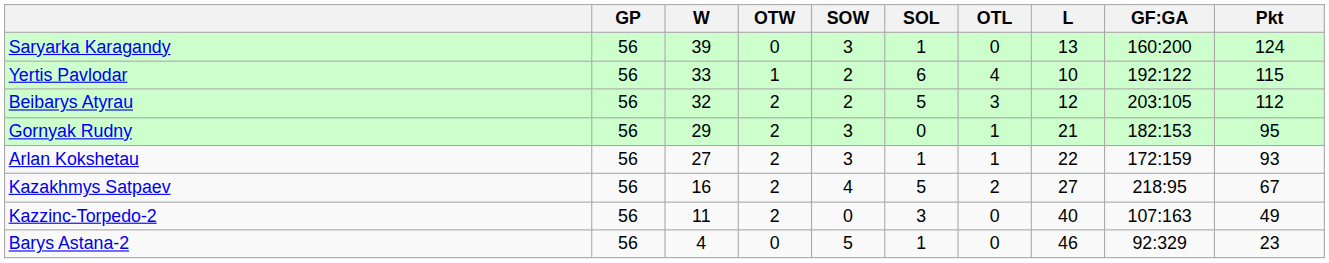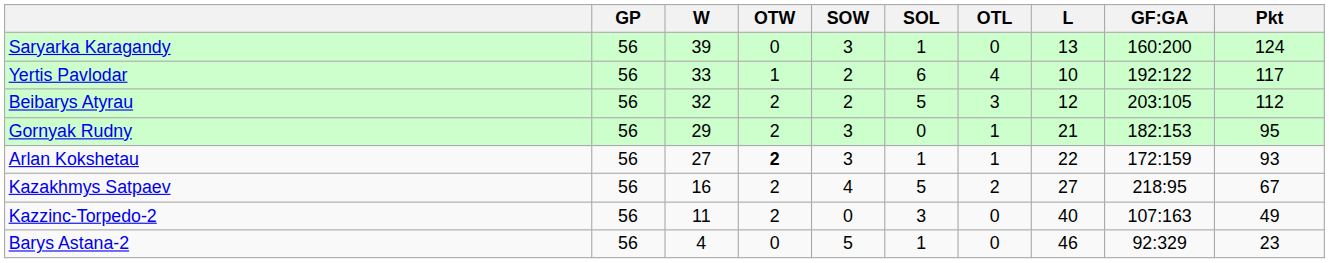(1270, 74) 115 -> (1270, 74) 117
(775, 159) normal -> (775, 159) bold
